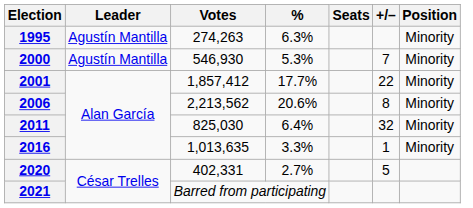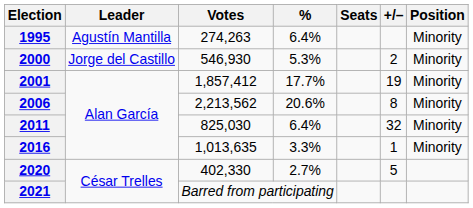(297, 37) 6.3% -> (305, 37) 6.4%
(118, 59) Agustín Mantilla -> (122, 59) Jorge del Castillo
(386, 59) 7 -> (394, 59) 2
(386, 81) 22 -> (394, 81) 19
(218, 170) 402,331 -> (226, 170) 402,330
